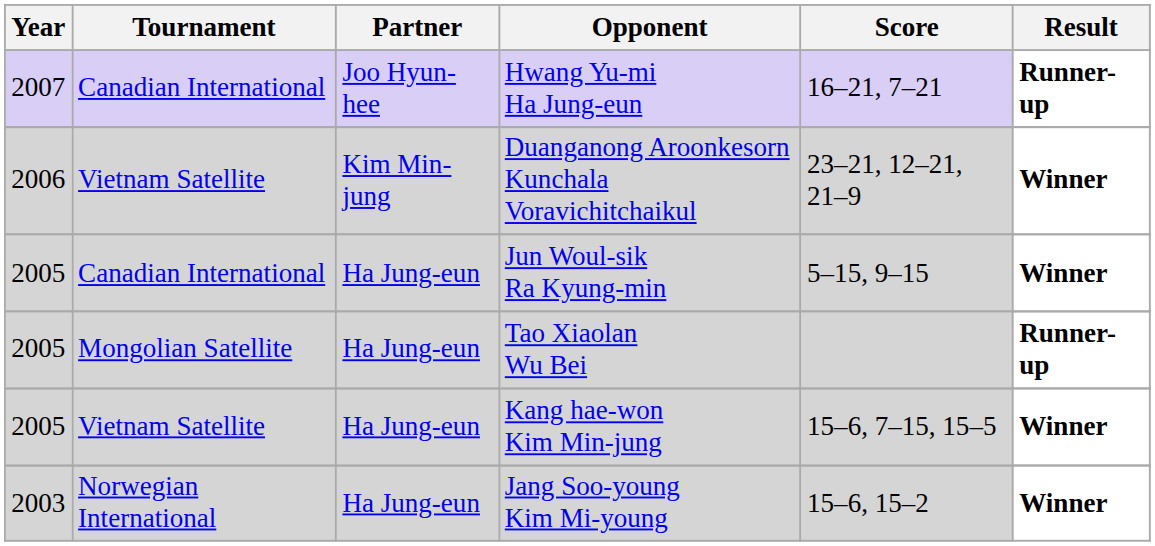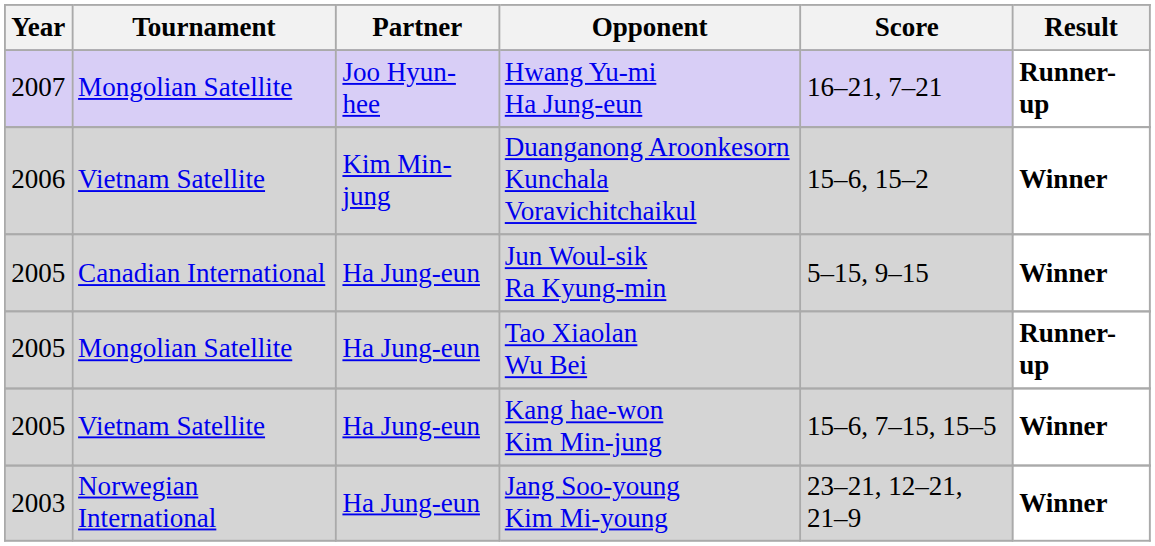(202, 87) Canadian International -> (185, 87) Mongolian Satellite
(885, 180) 23–21, 12–21, 21–9 -> (868, 180) 15–6, 15–2
(868, 502) 15–6, 15–2 -> (885, 502) 23–21, 12–21, 21–9
